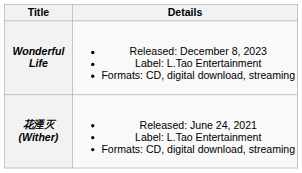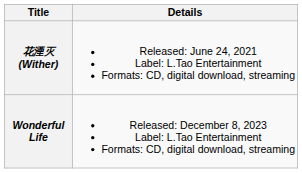rows swapped: (38, 131) <-> (38, 58)
